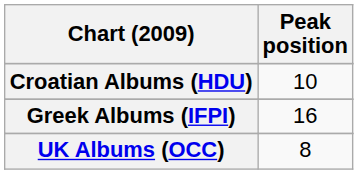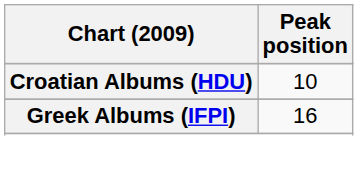- row: (131, 150)
